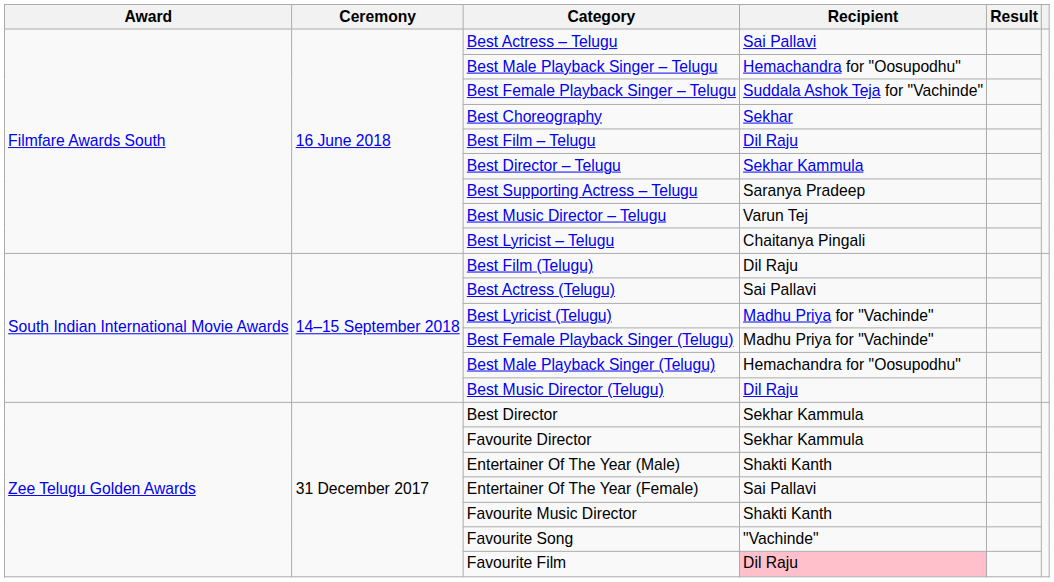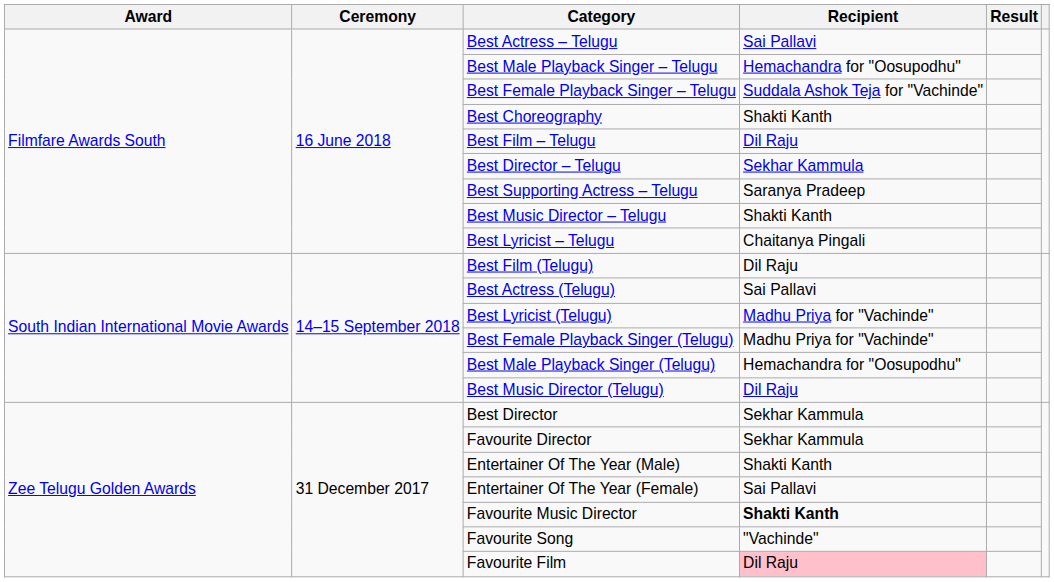(768, 116) Sekhar -> (788, 116) Shakti Kanth
(776, 215) Varun Tej -> (788, 215) Shakti Kanth
(788, 514) normal -> (791, 514) bold
